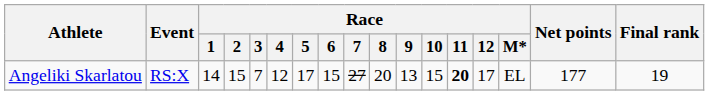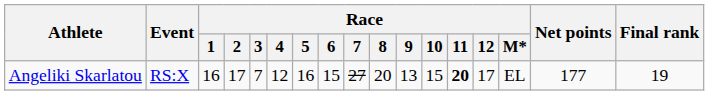(211, 75) 14 -> (211, 75) 16
(237, 75) 15 -> (237, 75) 17
(305, 75) 17 -> (305, 75) 16
